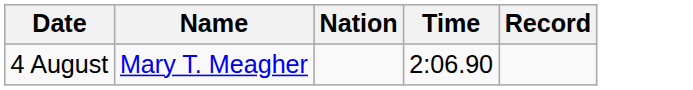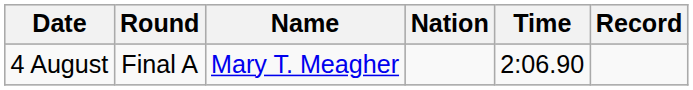+ column: (160, 24)
